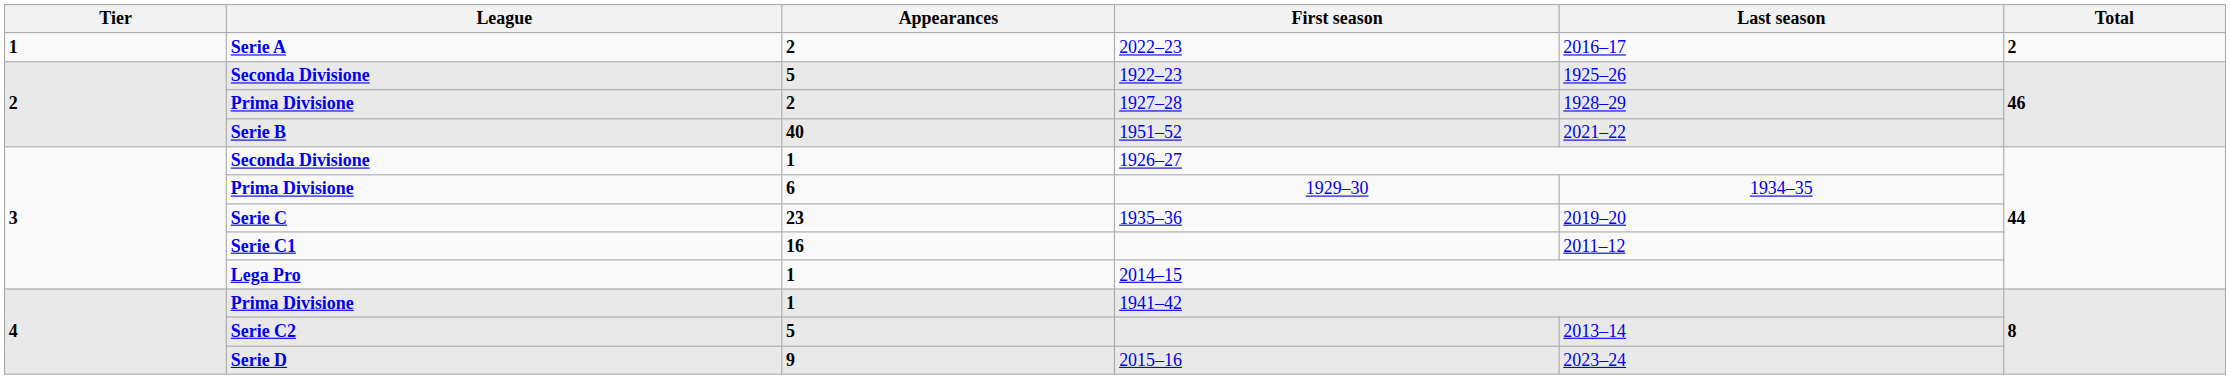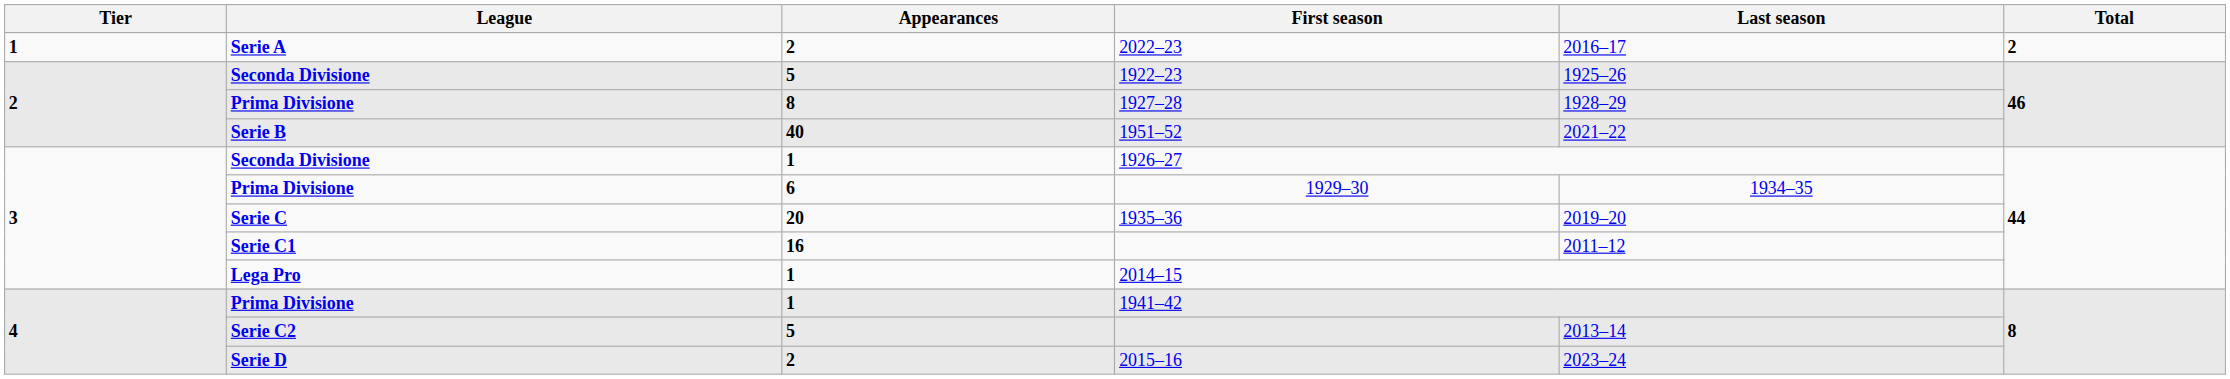(791, 103) 2 -> (791, 103) 8
(795, 217) 23 -> (795, 217) 20
(791, 359) 9 -> (791, 359) 2
